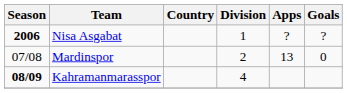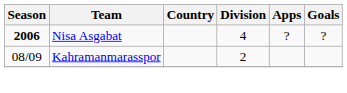(243, 35) 1 -> (243, 35) 4
- row: (83, 56)
(27, 77) bold -> (27, 56) normal
(243, 77) 4 -> (243, 56) 2
